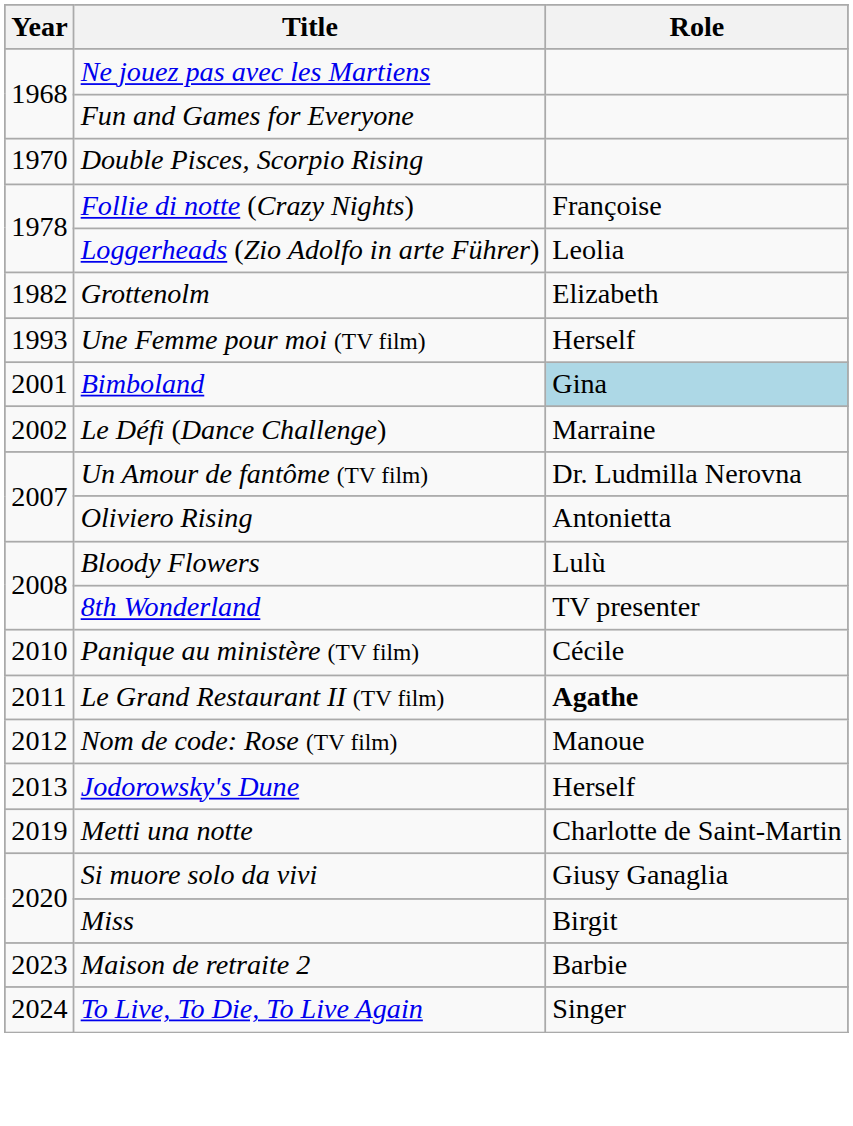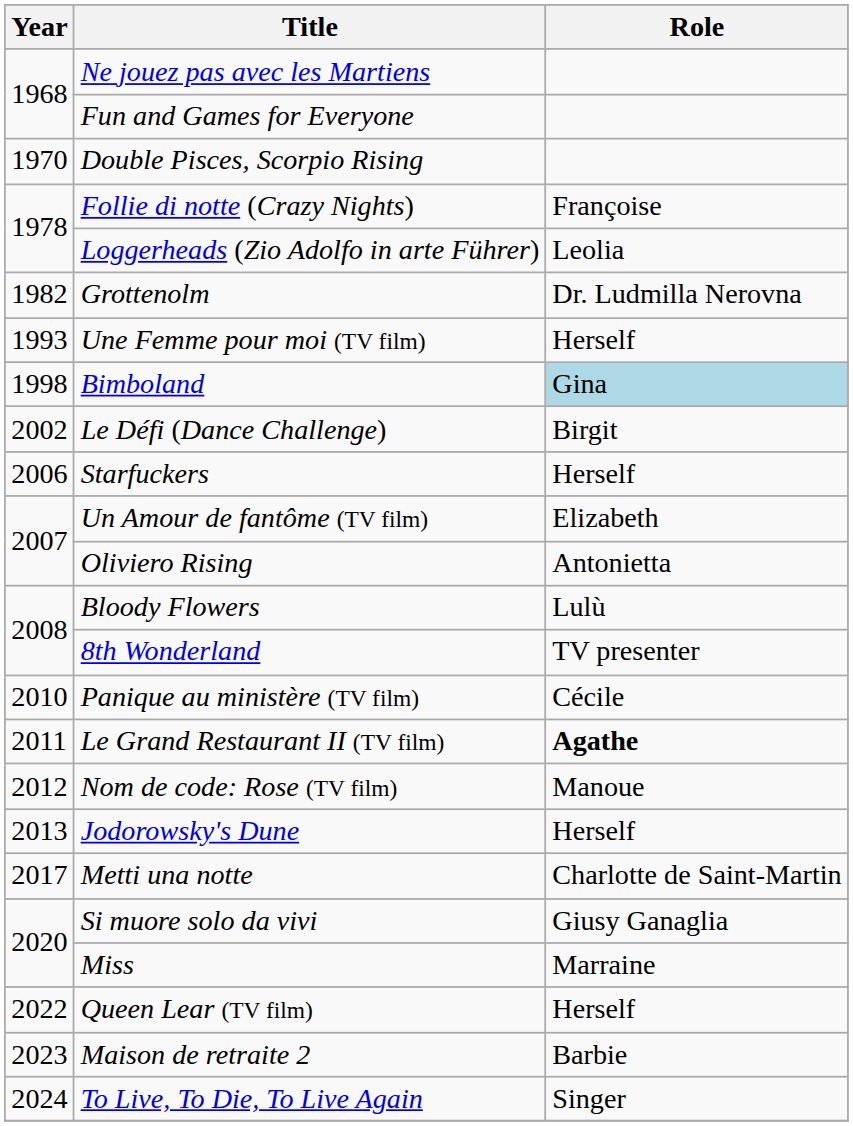(605, 294) Elizabeth -> (677, 294) Dr. Ludmilla Nerovna
(40, 384) 2001 -> (40, 384) 1998
(604, 428) Marraine -> (585, 428) Birgit
+ row: (145, 473)
(677, 473) Dr. Ludmilla Nerovna -> (605, 518) Elizabeth
(40, 830) 2019 -> (40, 875) 2017
(585, 920) Birgit -> (604, 964) Marraine
+ row: (197, 1009)
